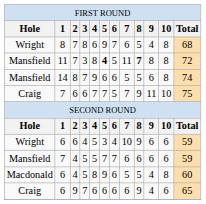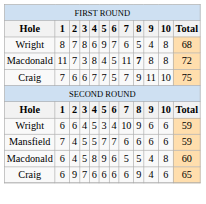(30, 61) Mansfield -> (30, 61) Macdonald
(105, 61) bold -> (104, 61) normal
- row: (63, 77)
